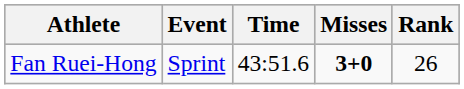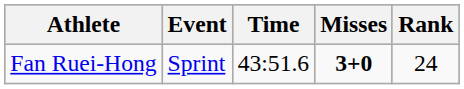(426, 63) 26 -> (426, 63) 24
